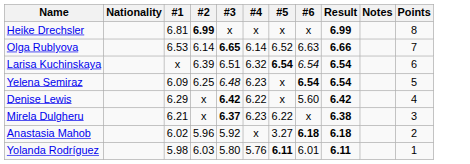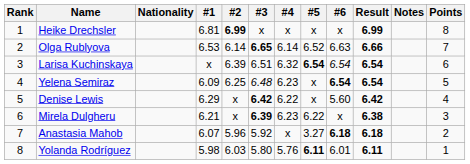+ column: (20, 13)
(230, 116) 6.37 -> (261, 116) 6.39
(177, 133) 6.02 -> (209, 133) 6.07
